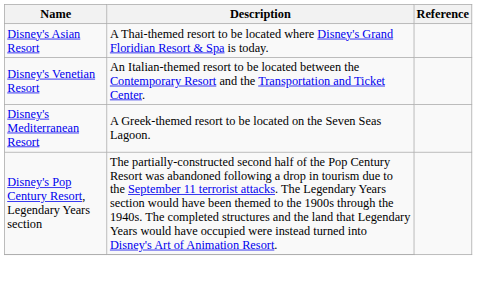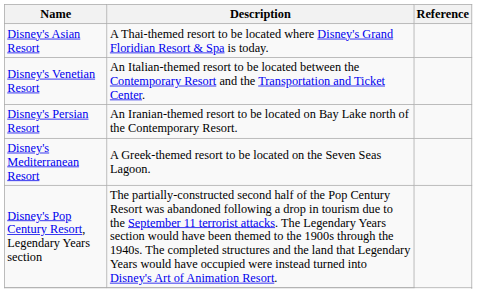+ row: (48, 121)
